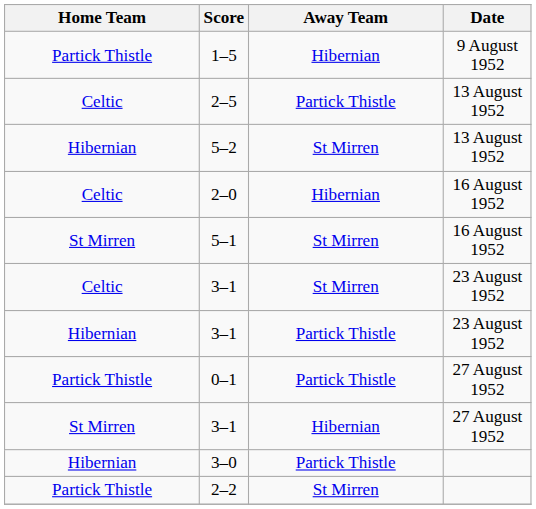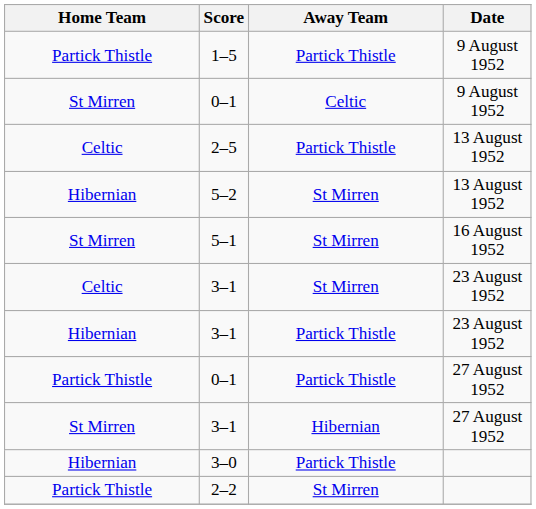(346, 54) Hibernian -> (346, 54) Partick Thistle
+ row: (102, 101)
- row: (102, 194)
